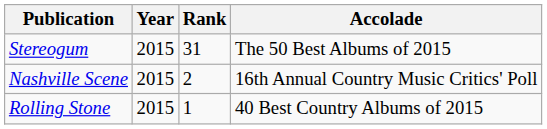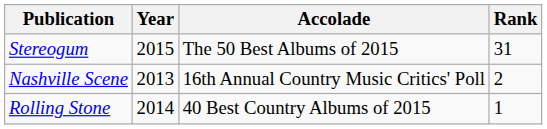columns swapped: (386, 19) <-> (204, 19)
(155, 78) 2015 -> (155, 78) 2013
(155, 108) 2015 -> (155, 108) 2014
